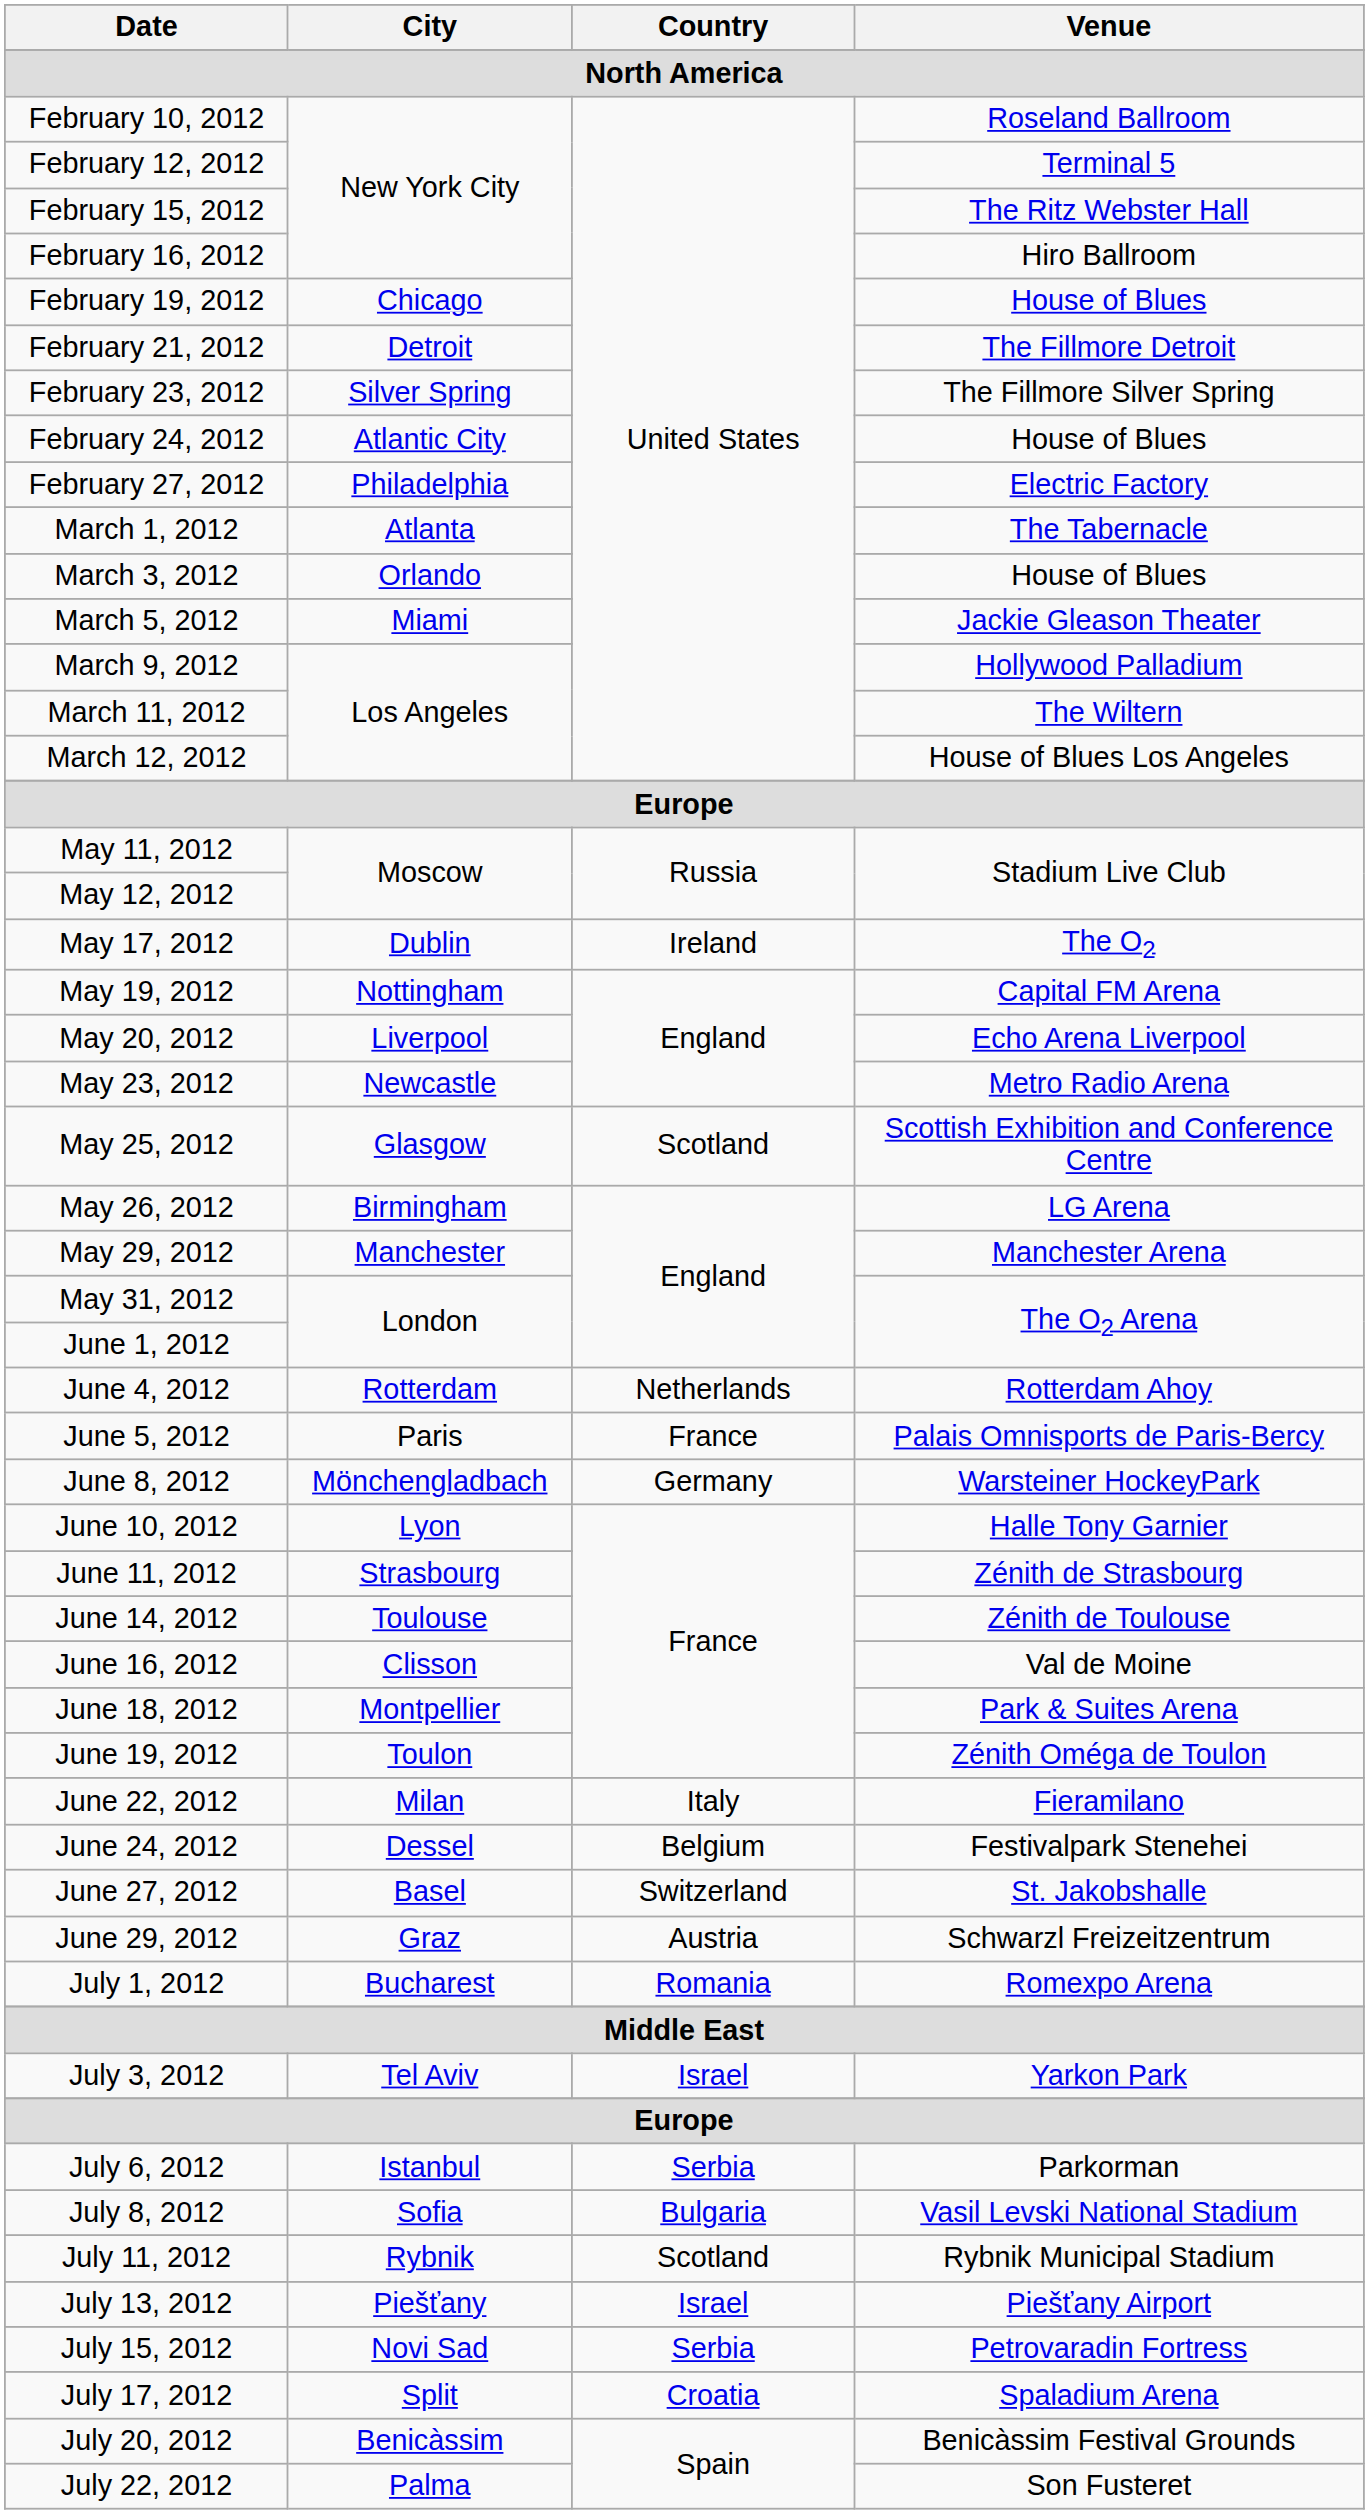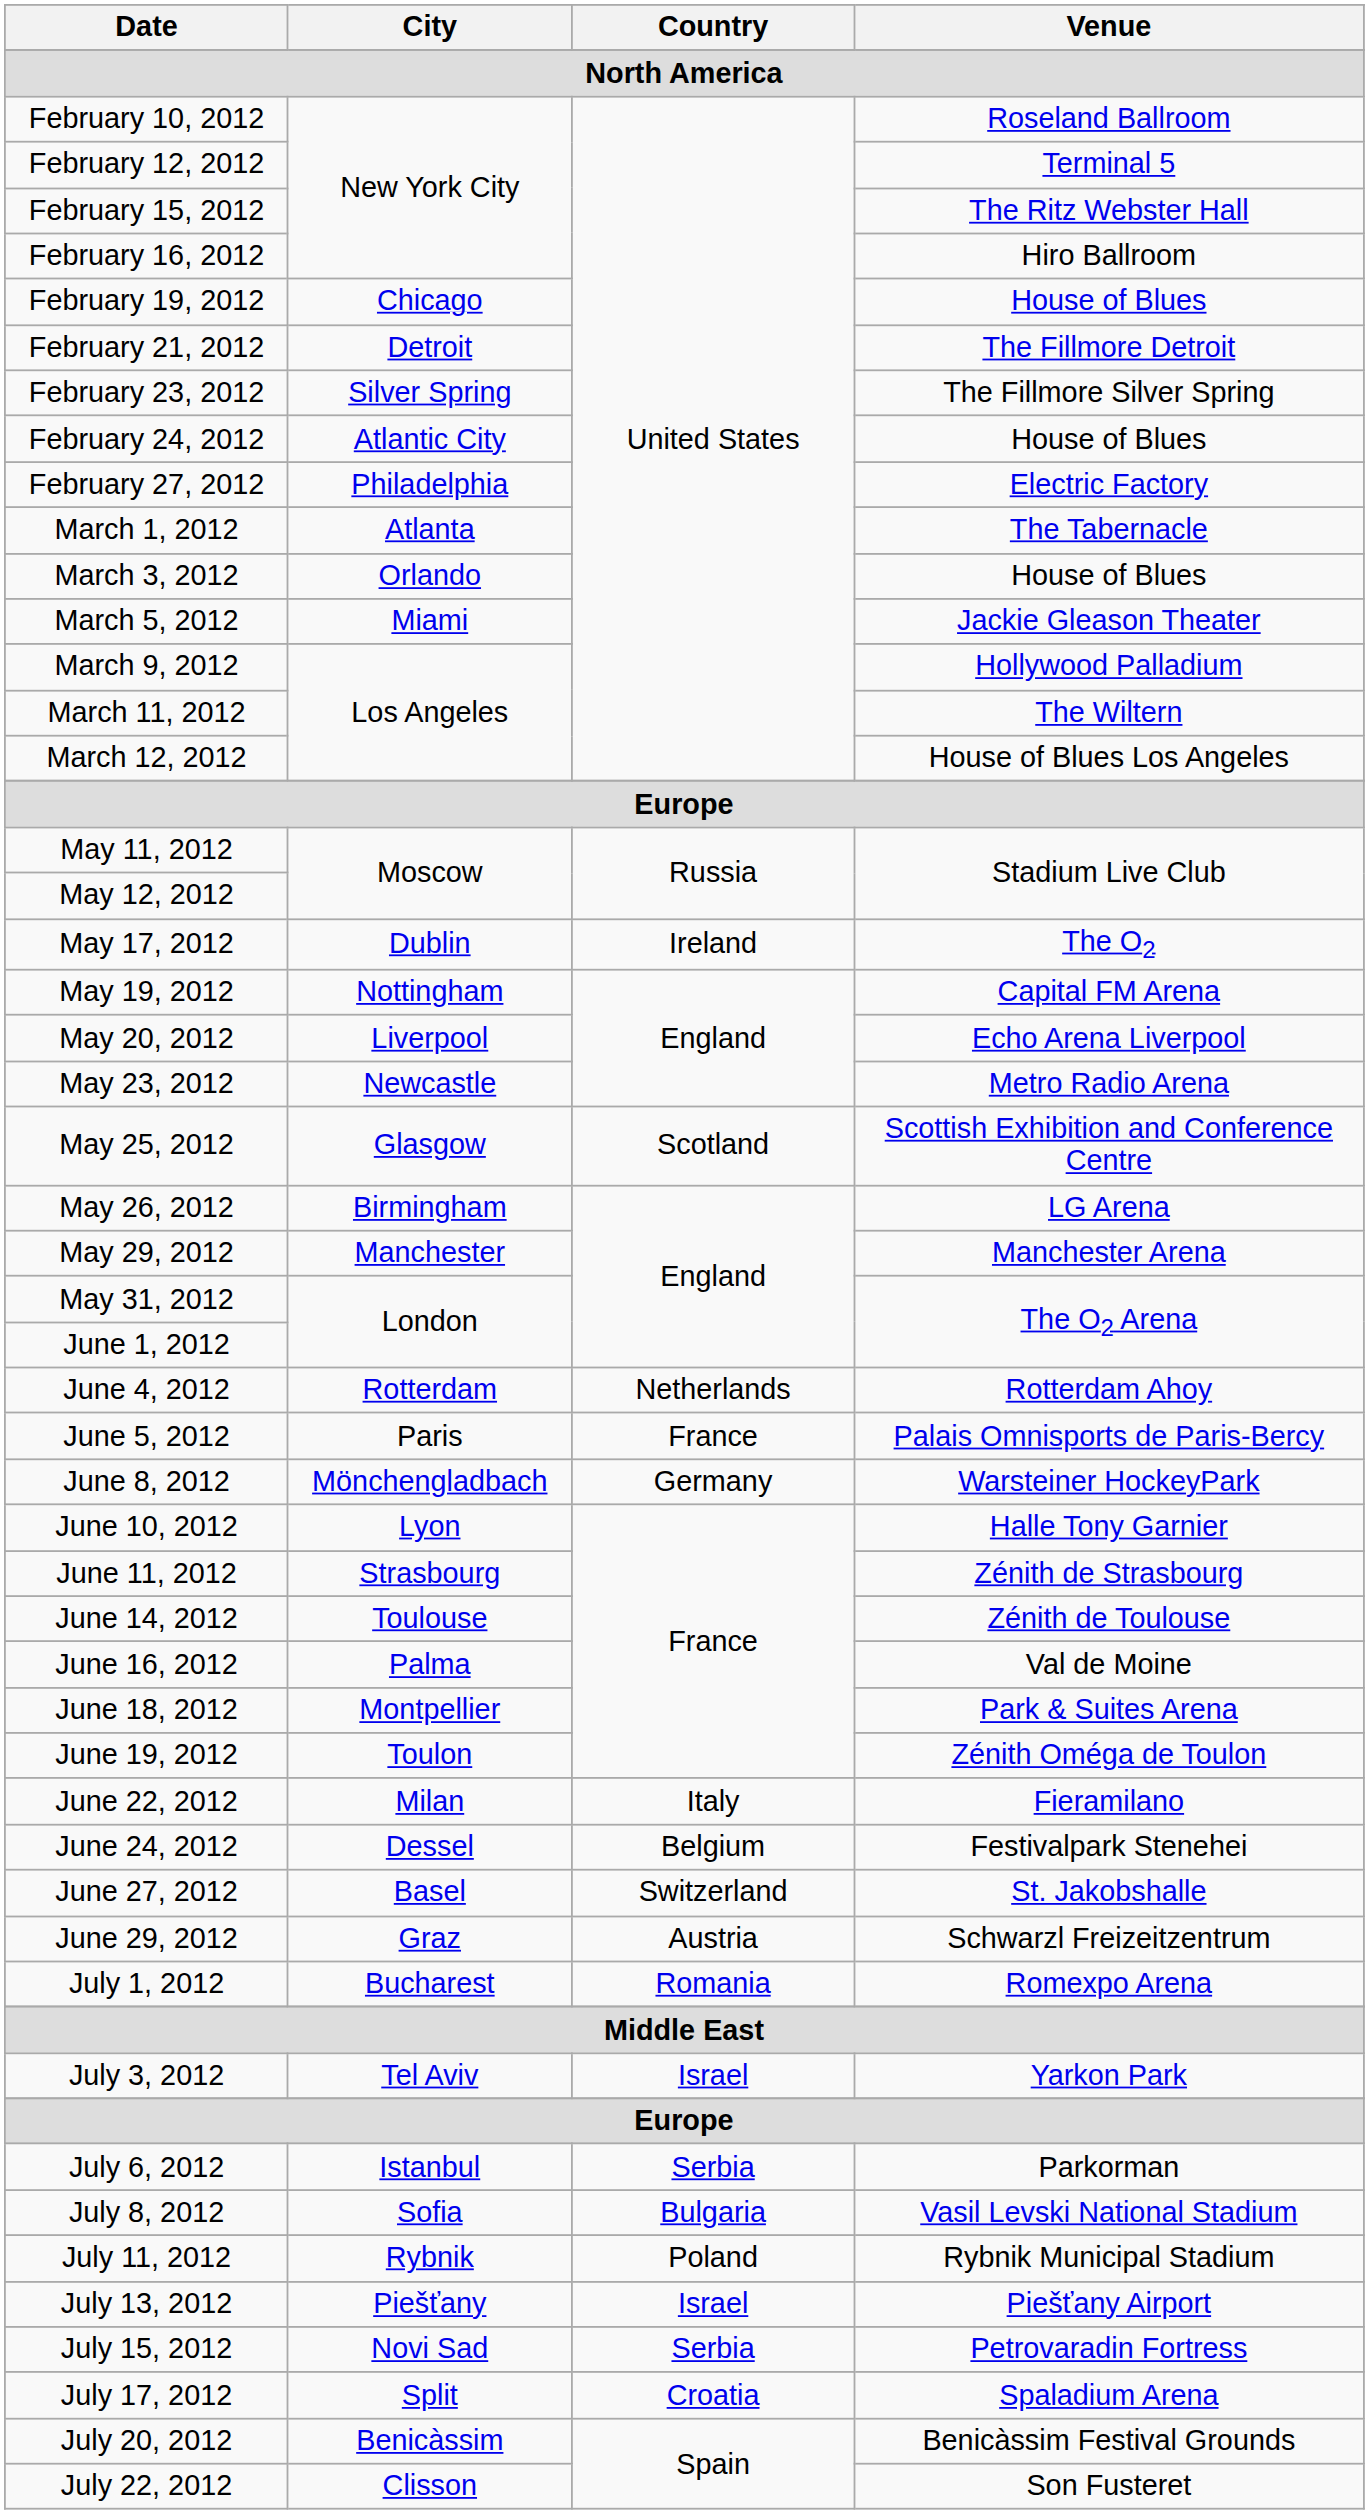(430, 1664) Clisson -> (430, 1664) Palma
(713, 2257) Scotland -> (713, 2257) Poland
(430, 2486) Palma -> (430, 2486) Clisson
